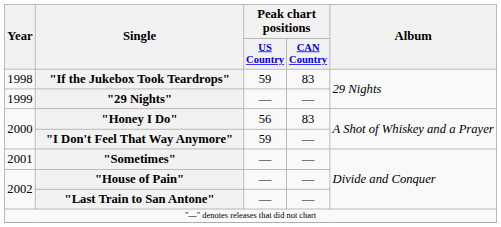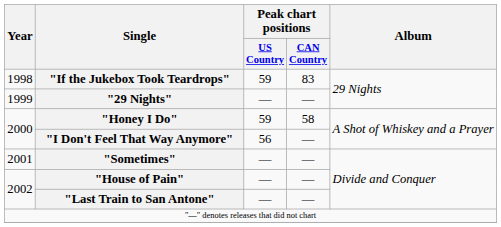(265, 119) 56 -> (265, 119) 59
(308, 119) 83 -> (308, 119) 58
(265, 139) 59 -> (265, 139) 56
